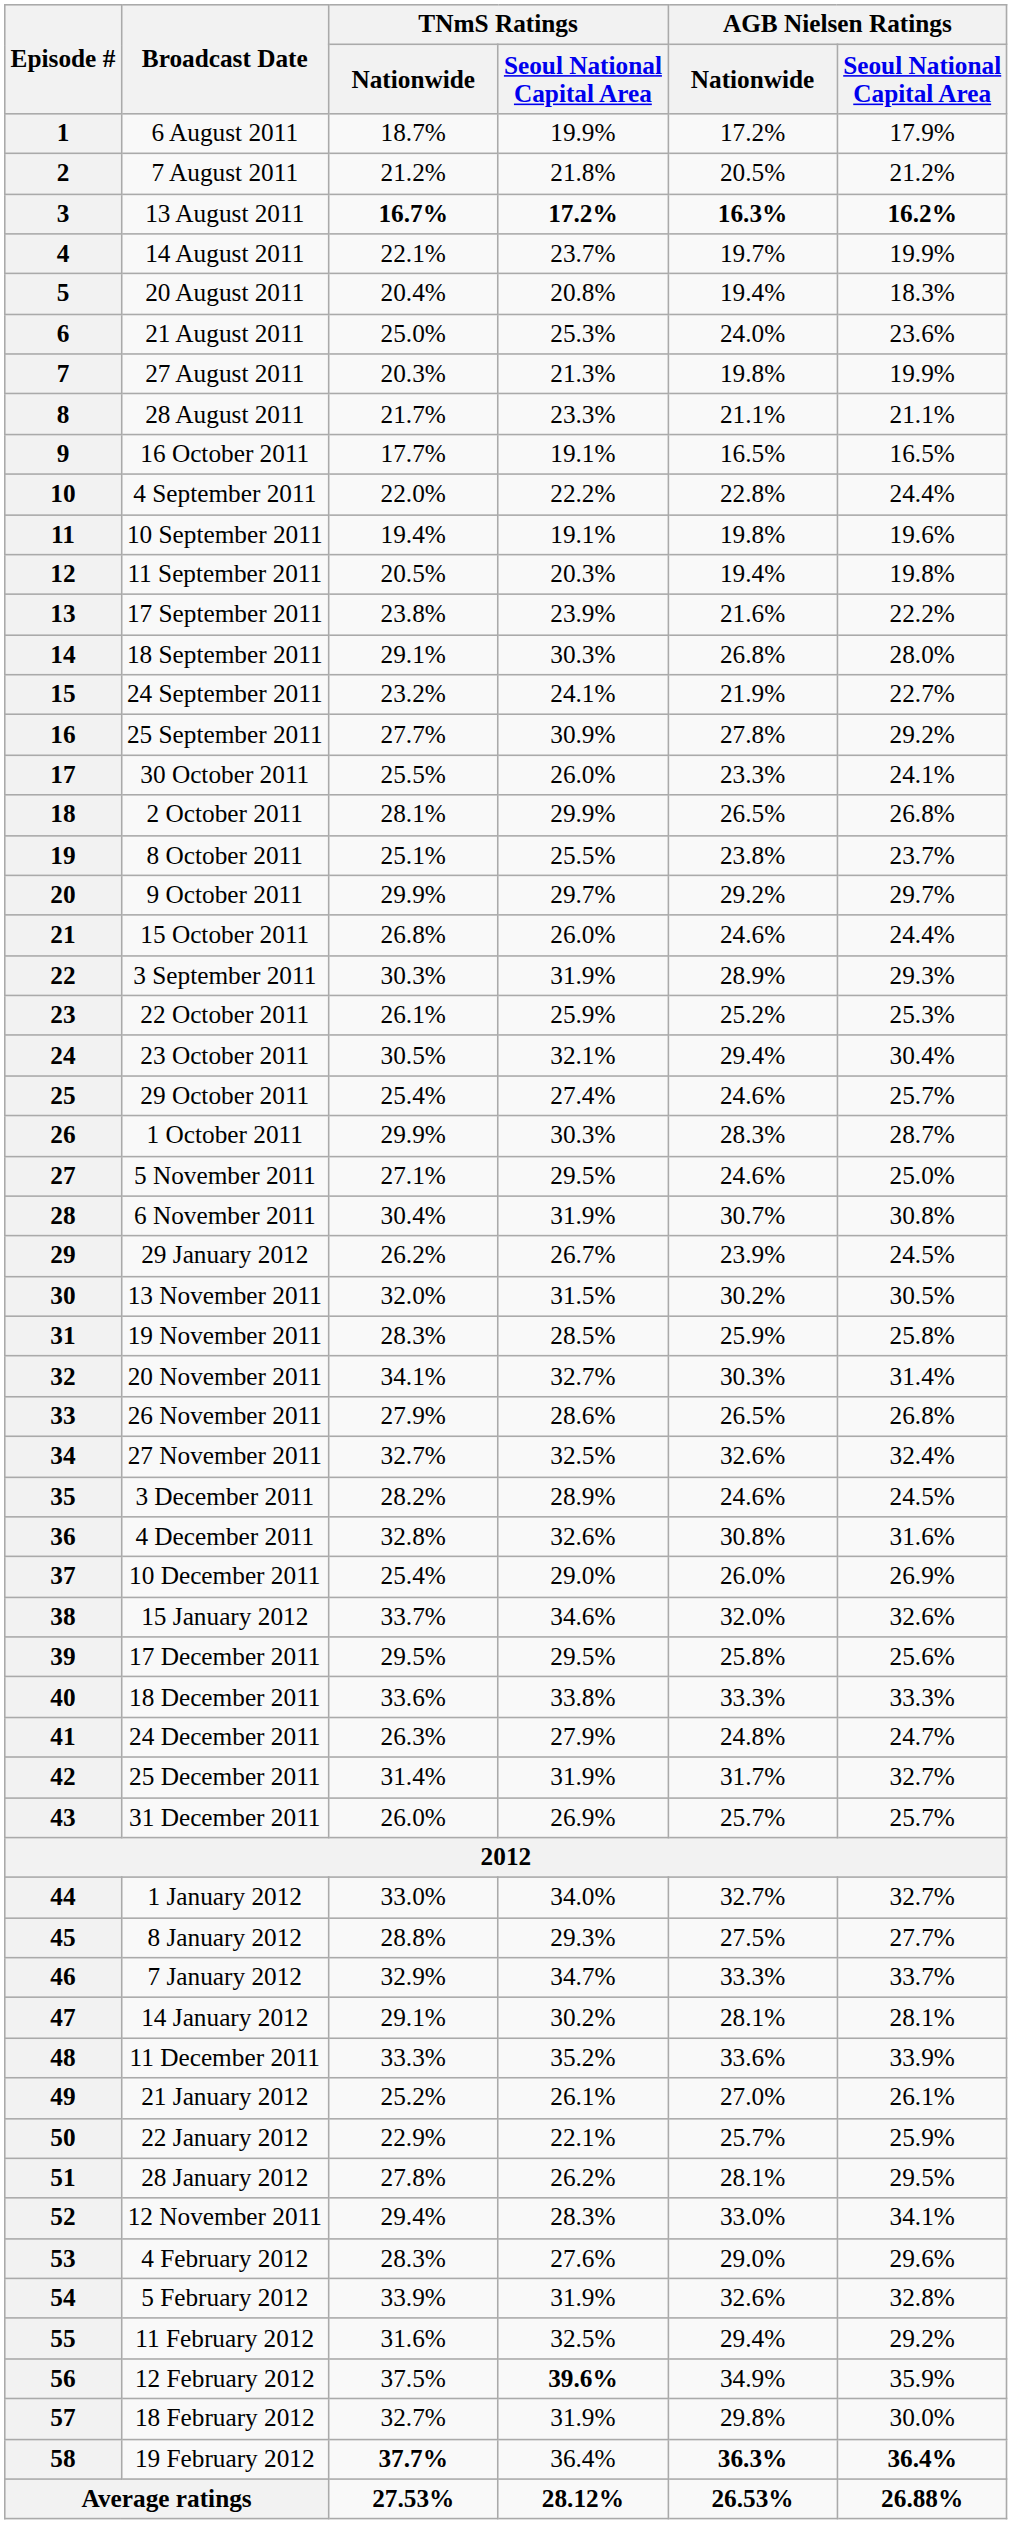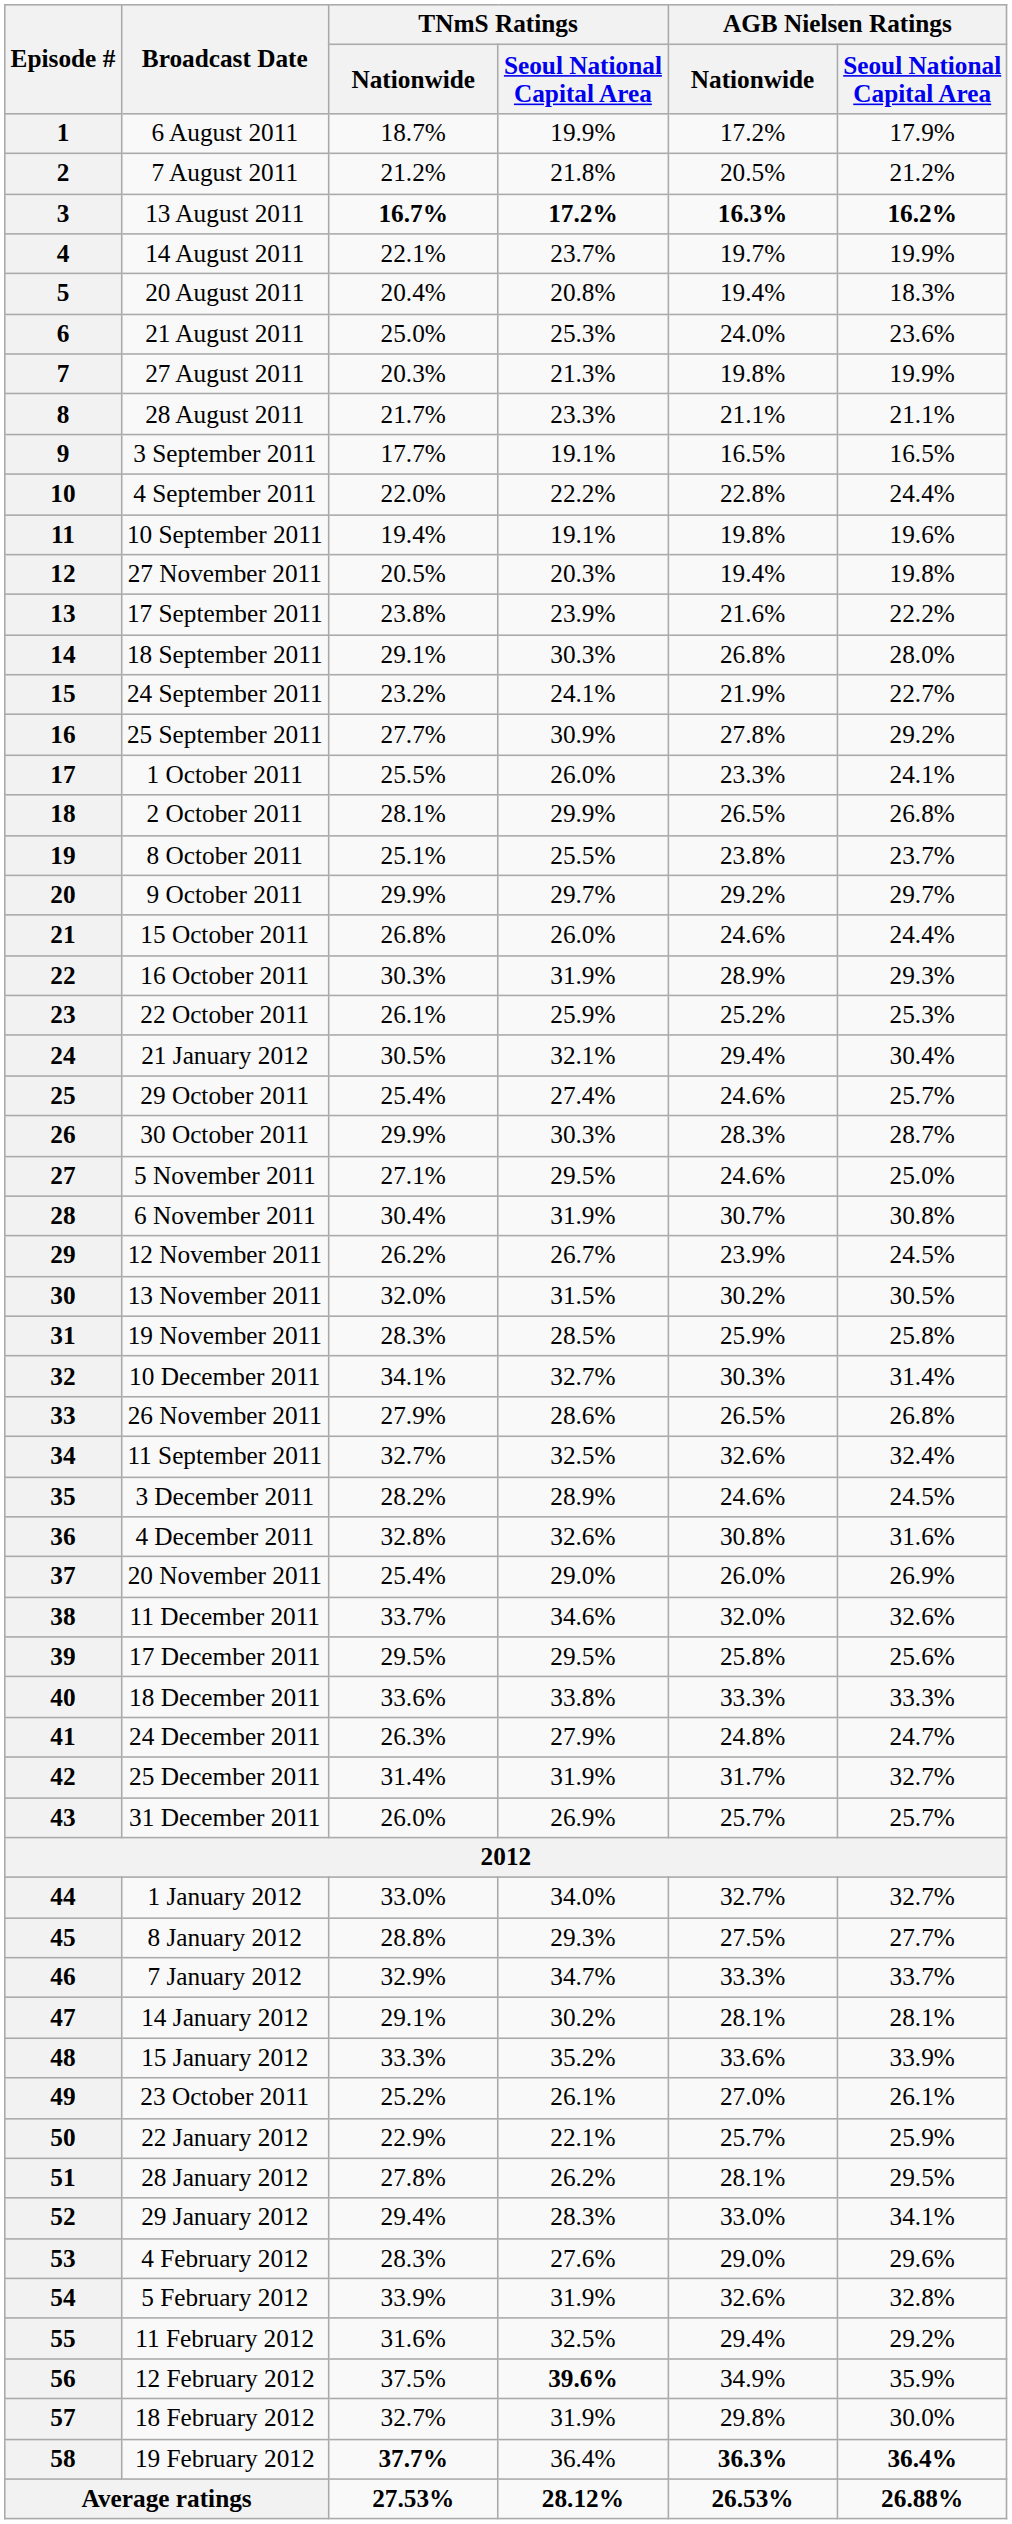(225, 453) 16 October 2011 -> (225, 453) 3 September 2011
(225, 574) 11 September 2011 -> (225, 574) 27 November 2011
(225, 774) 30 October 2011 -> (225, 774) 1 October 2011
(225, 975) 3 September 2011 -> (225, 975) 16 October 2011
(225, 1055) 23 October 2011 -> (225, 1055) 21 January 2012
(225, 1135) 1 October 2011 -> (225, 1135) 30 October 2011
(225, 1255) 29 January 2012 -> (225, 1255) 12 November 2011
(225, 1376) 20 November 2011 -> (225, 1376) 10 December 2011
(225, 1456) 27 November 2011 -> (225, 1456) 11 September 2011
(225, 1576) 10 December 2011 -> (225, 1576) 20 November 2011
(225, 1616) 15 January 2012 -> (225, 1616) 11 December 2011
(225, 2057) 11 December 2011 -> (225, 2057) 15 January 2012
(225, 2097) 21 January 2012 -> (225, 2097) 23 October 2011
(225, 2217) 12 November 2011 -> (225, 2217) 29 January 2012
